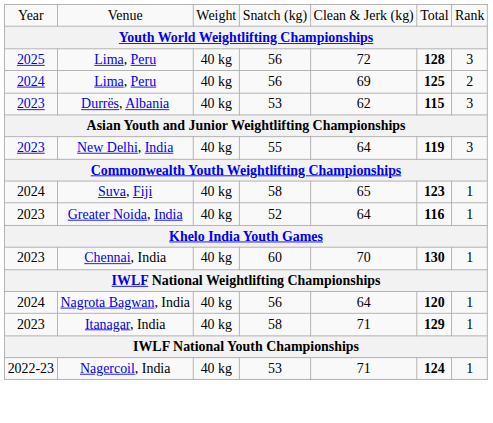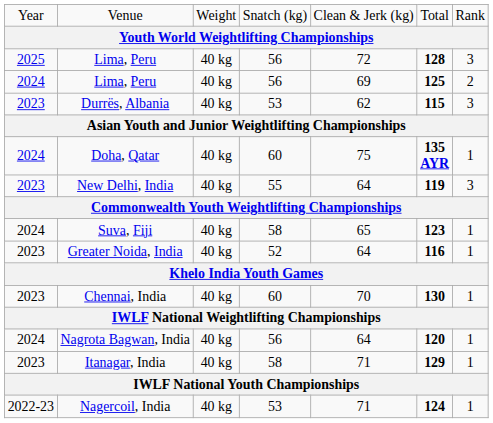+ row: (31, 155)
